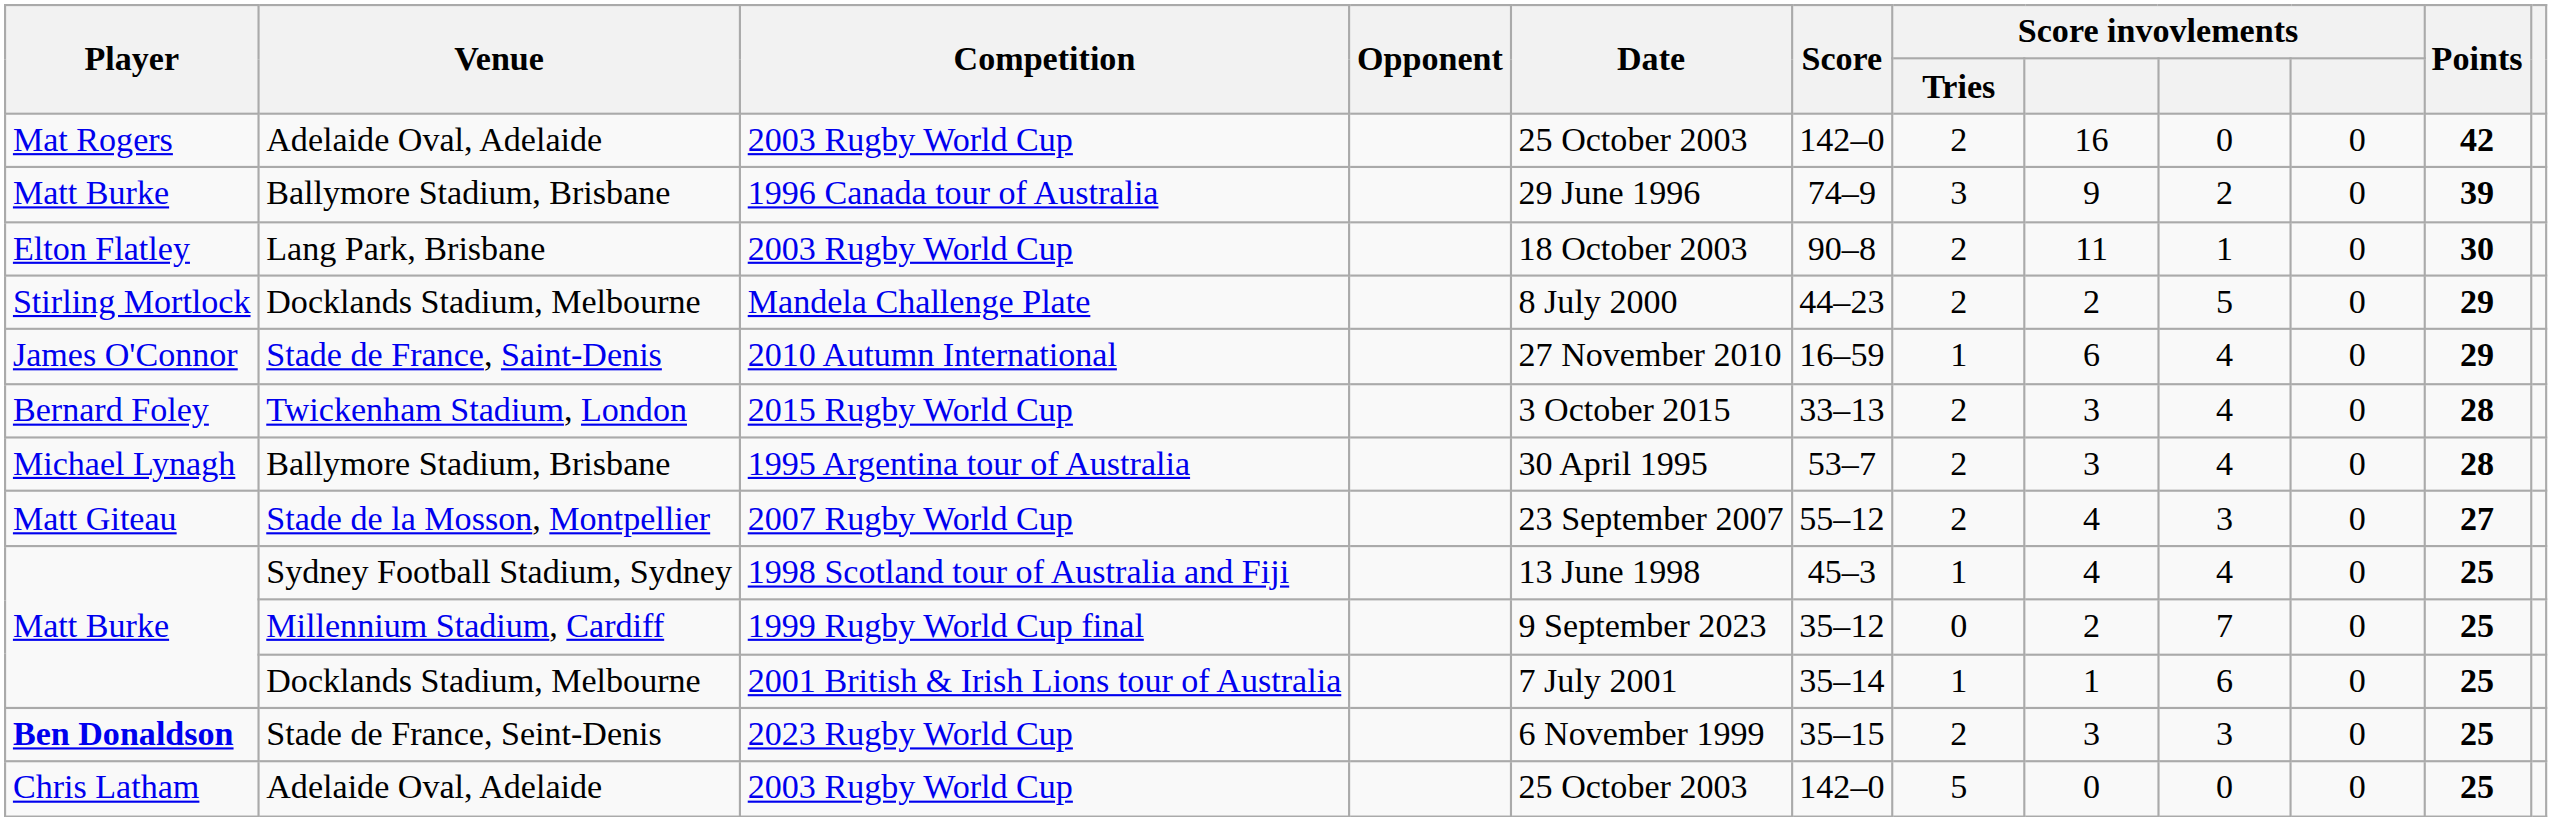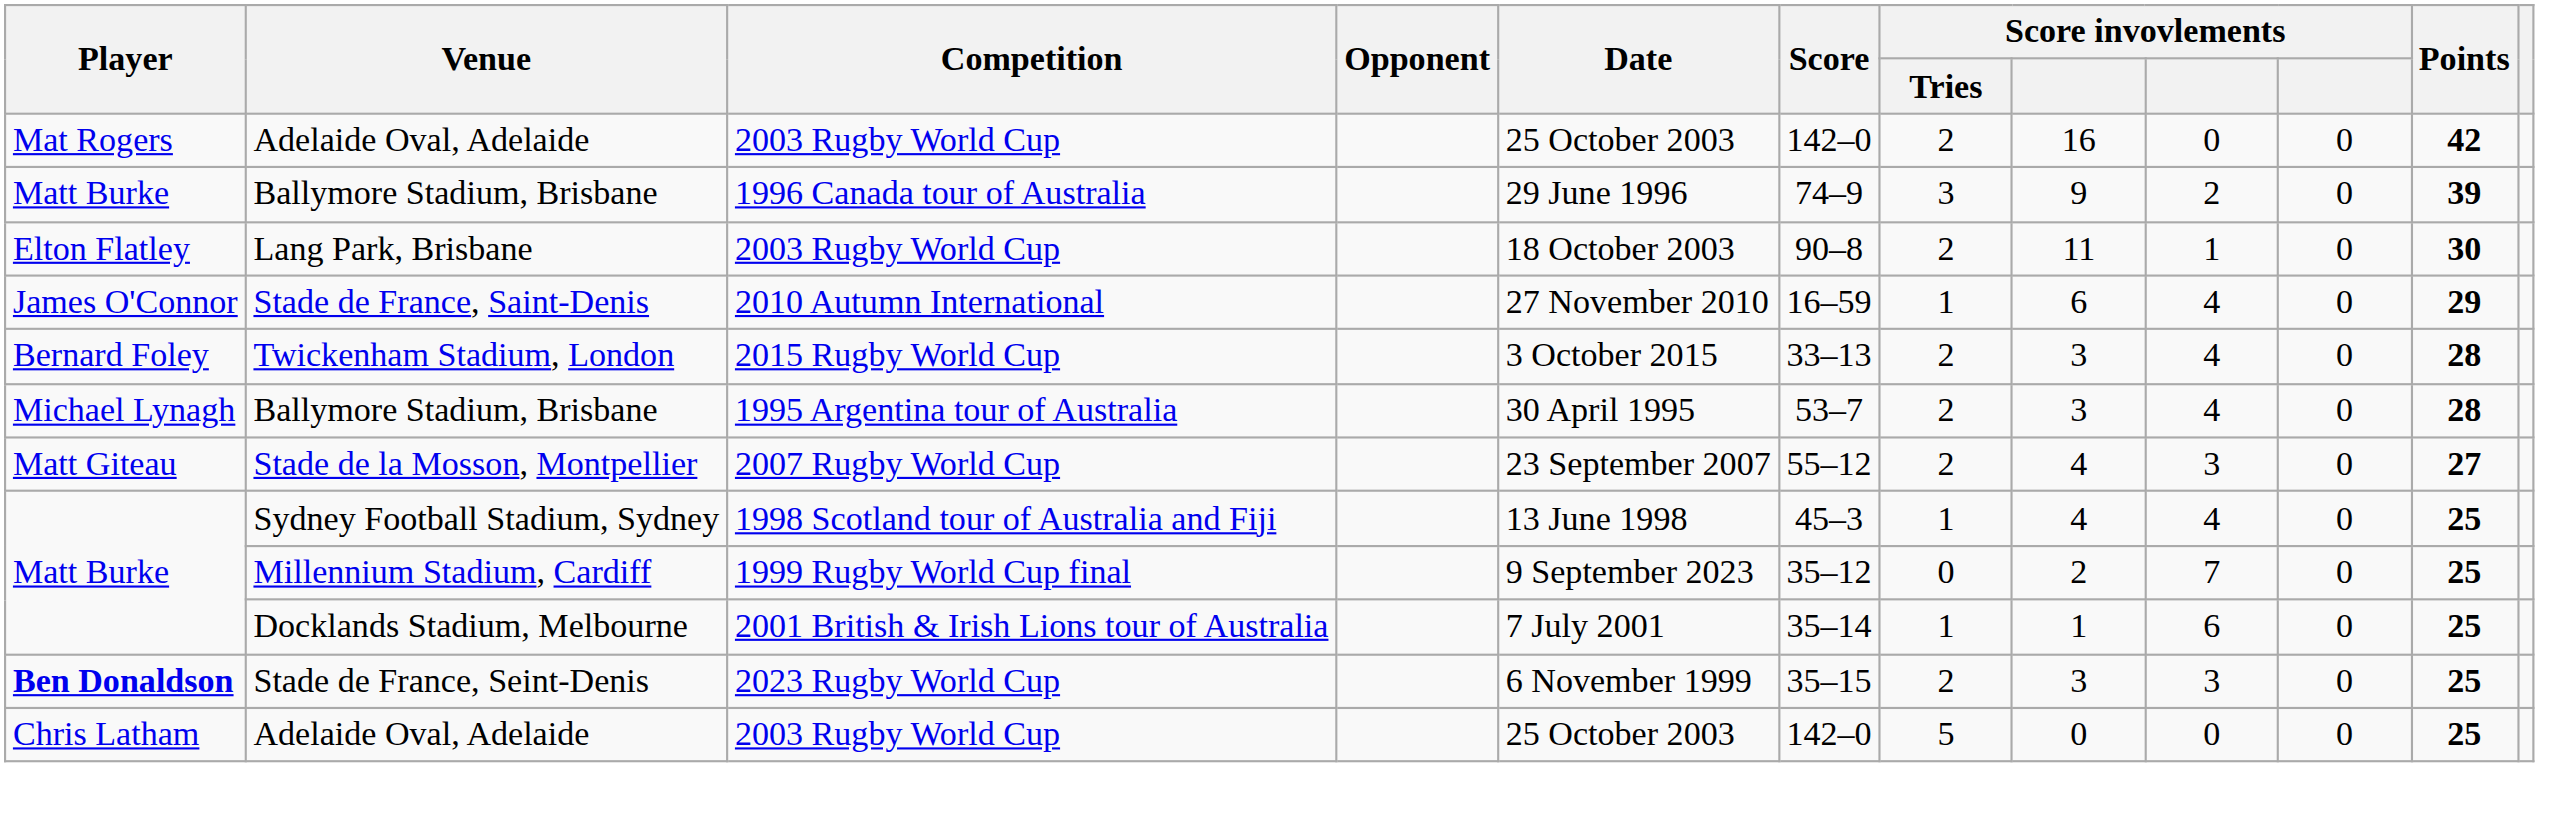- row: (132, 301)
